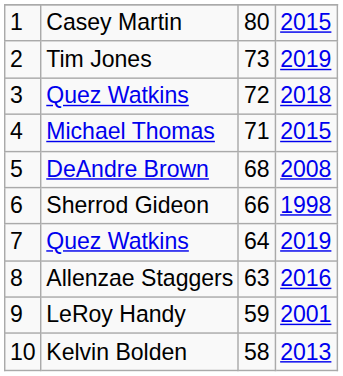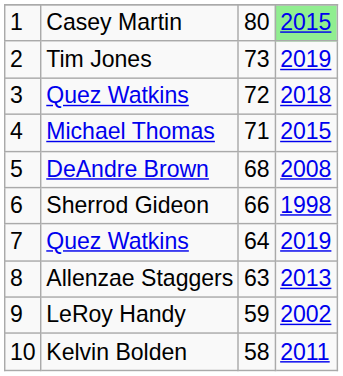(306, 22) no background -> (306, 22) lightgreen background
(306, 278) 2016 -> (306, 278) 2013
(306, 315) 2001 -> (306, 315) 2002
(306, 351) 2013 -> (305, 351) 2011
